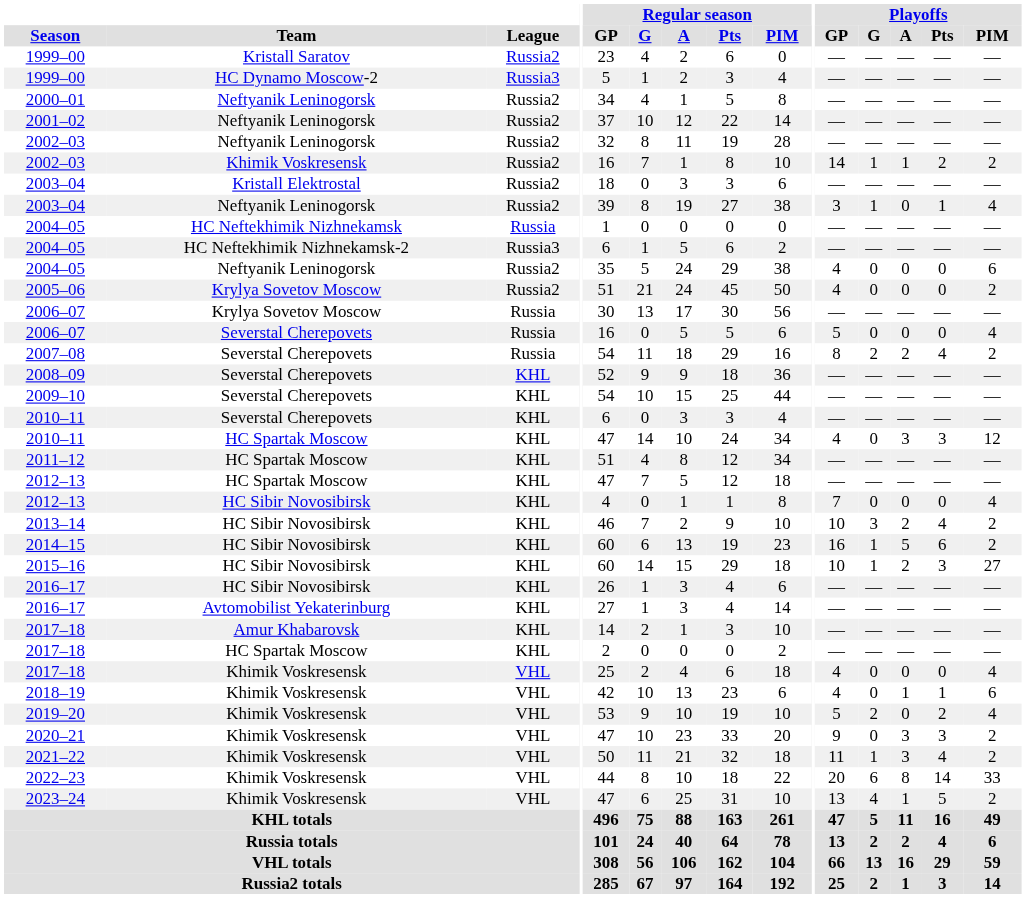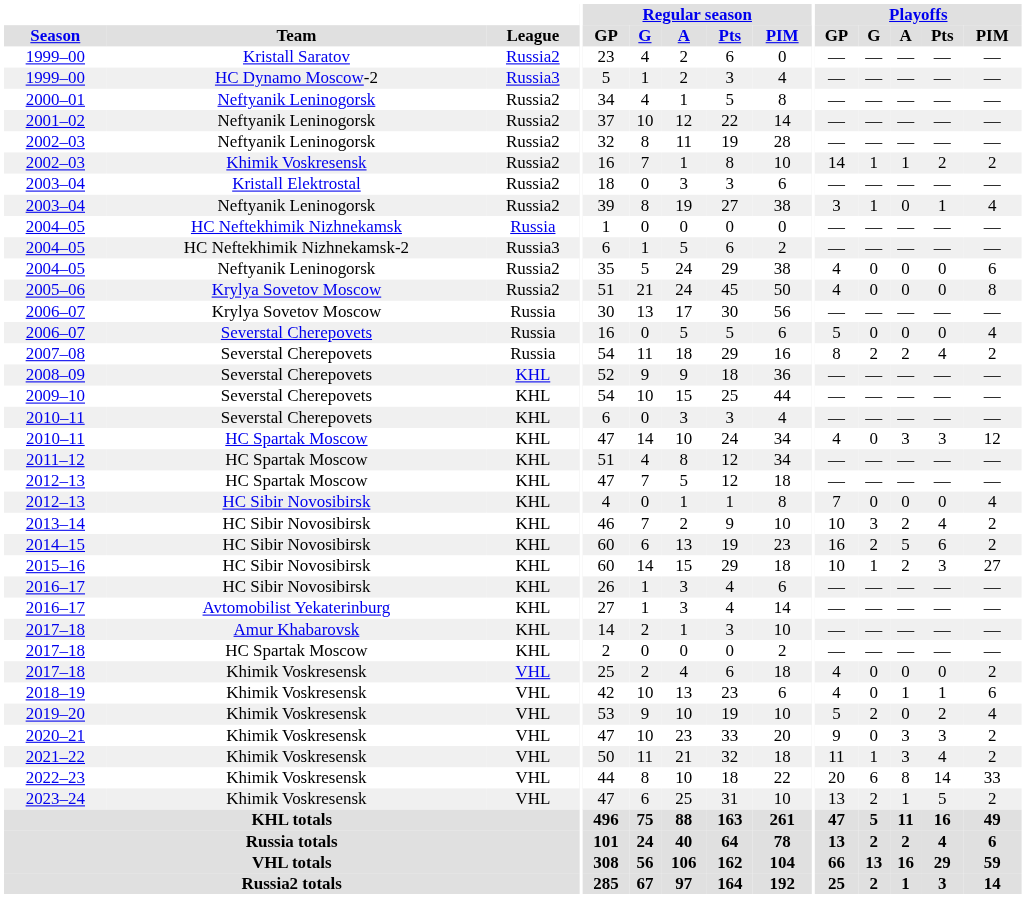(992, 290) 2 -> (992, 290) 8
(874, 544) 1 -> (874, 544) 2
(992, 671) 4 -> (992, 671) 2
(874, 798) 4 -> (874, 798) 2
